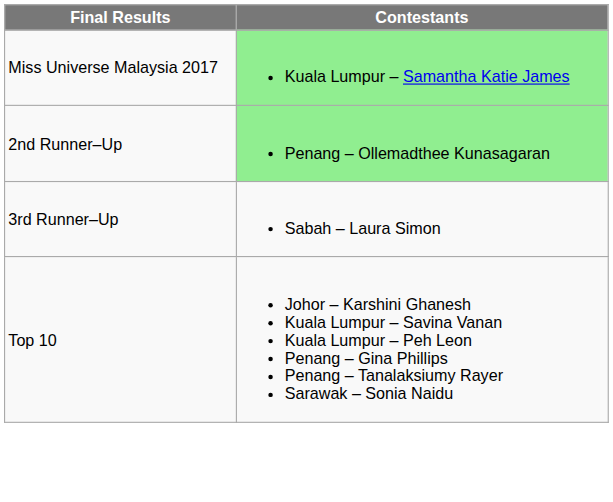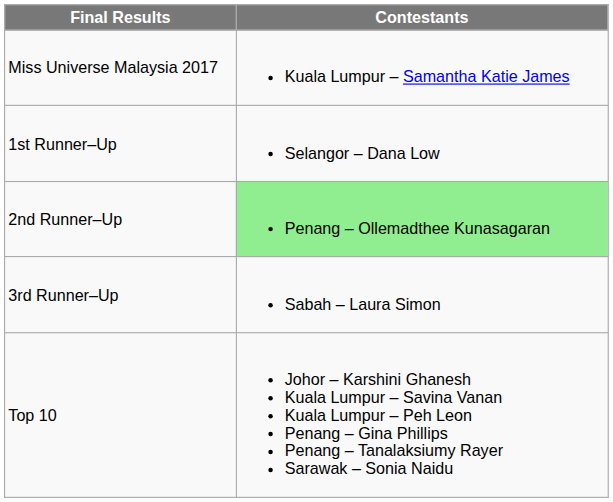(422, 77) lightgreen background -> (422, 77) no background
+ row: (63, 144)
